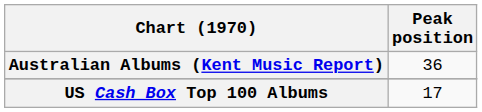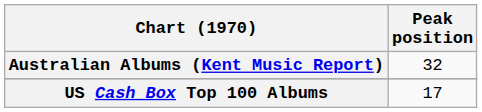(433, 65) 36 -> (433, 65) 32
